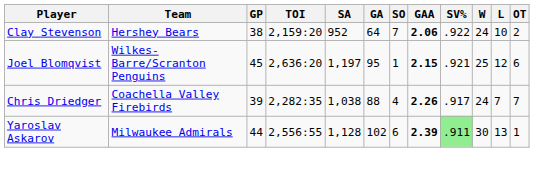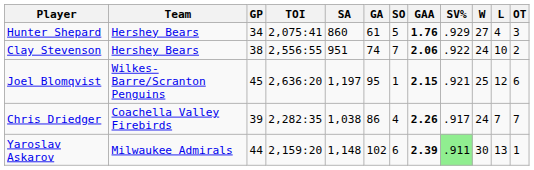+ row: (54, 32)
(295, 32) 2,159:20 -> (295, 50) 2,556:55
(338, 32) 952 -> (338, 50) 951
(373, 32) 64 -> (373, 50) 74
(373, 100) 88 -> (373, 119) 86
(295, 132) 2,556:55 -> (295, 150) 2,159:20
(344, 132) 1,128 -> (344, 150) 1,148
